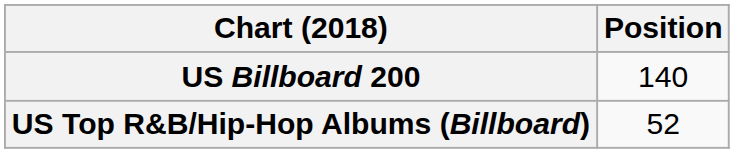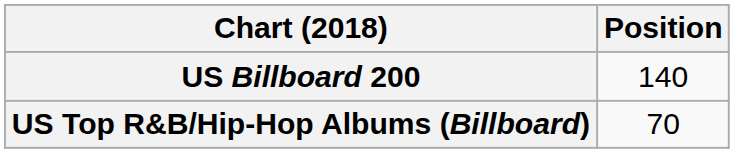(663, 123) 52 -> (663, 123) 70
